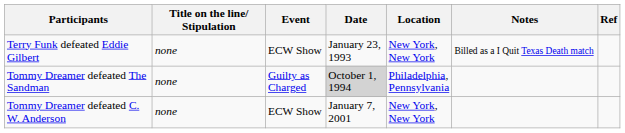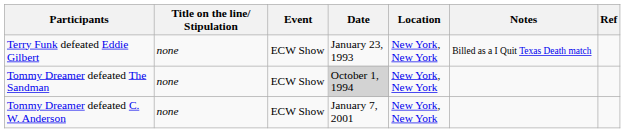(289, 81) Guilty as Charged -> (298, 81) ECW Show
(419, 81) Philadelphia, Pennsylvania -> (416, 81) New York, New York
